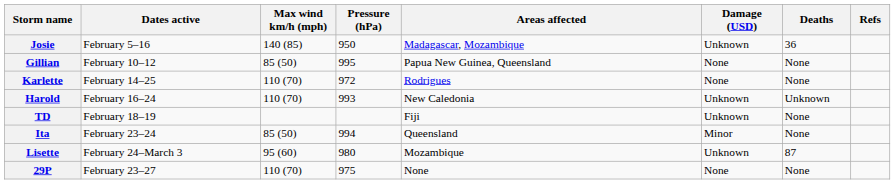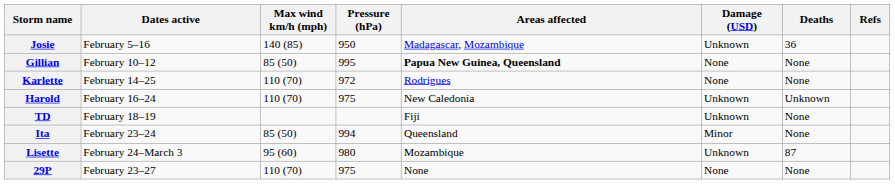(477, 62) normal -> (482, 62) bold
(347, 98) 993 -> (347, 98) 975
